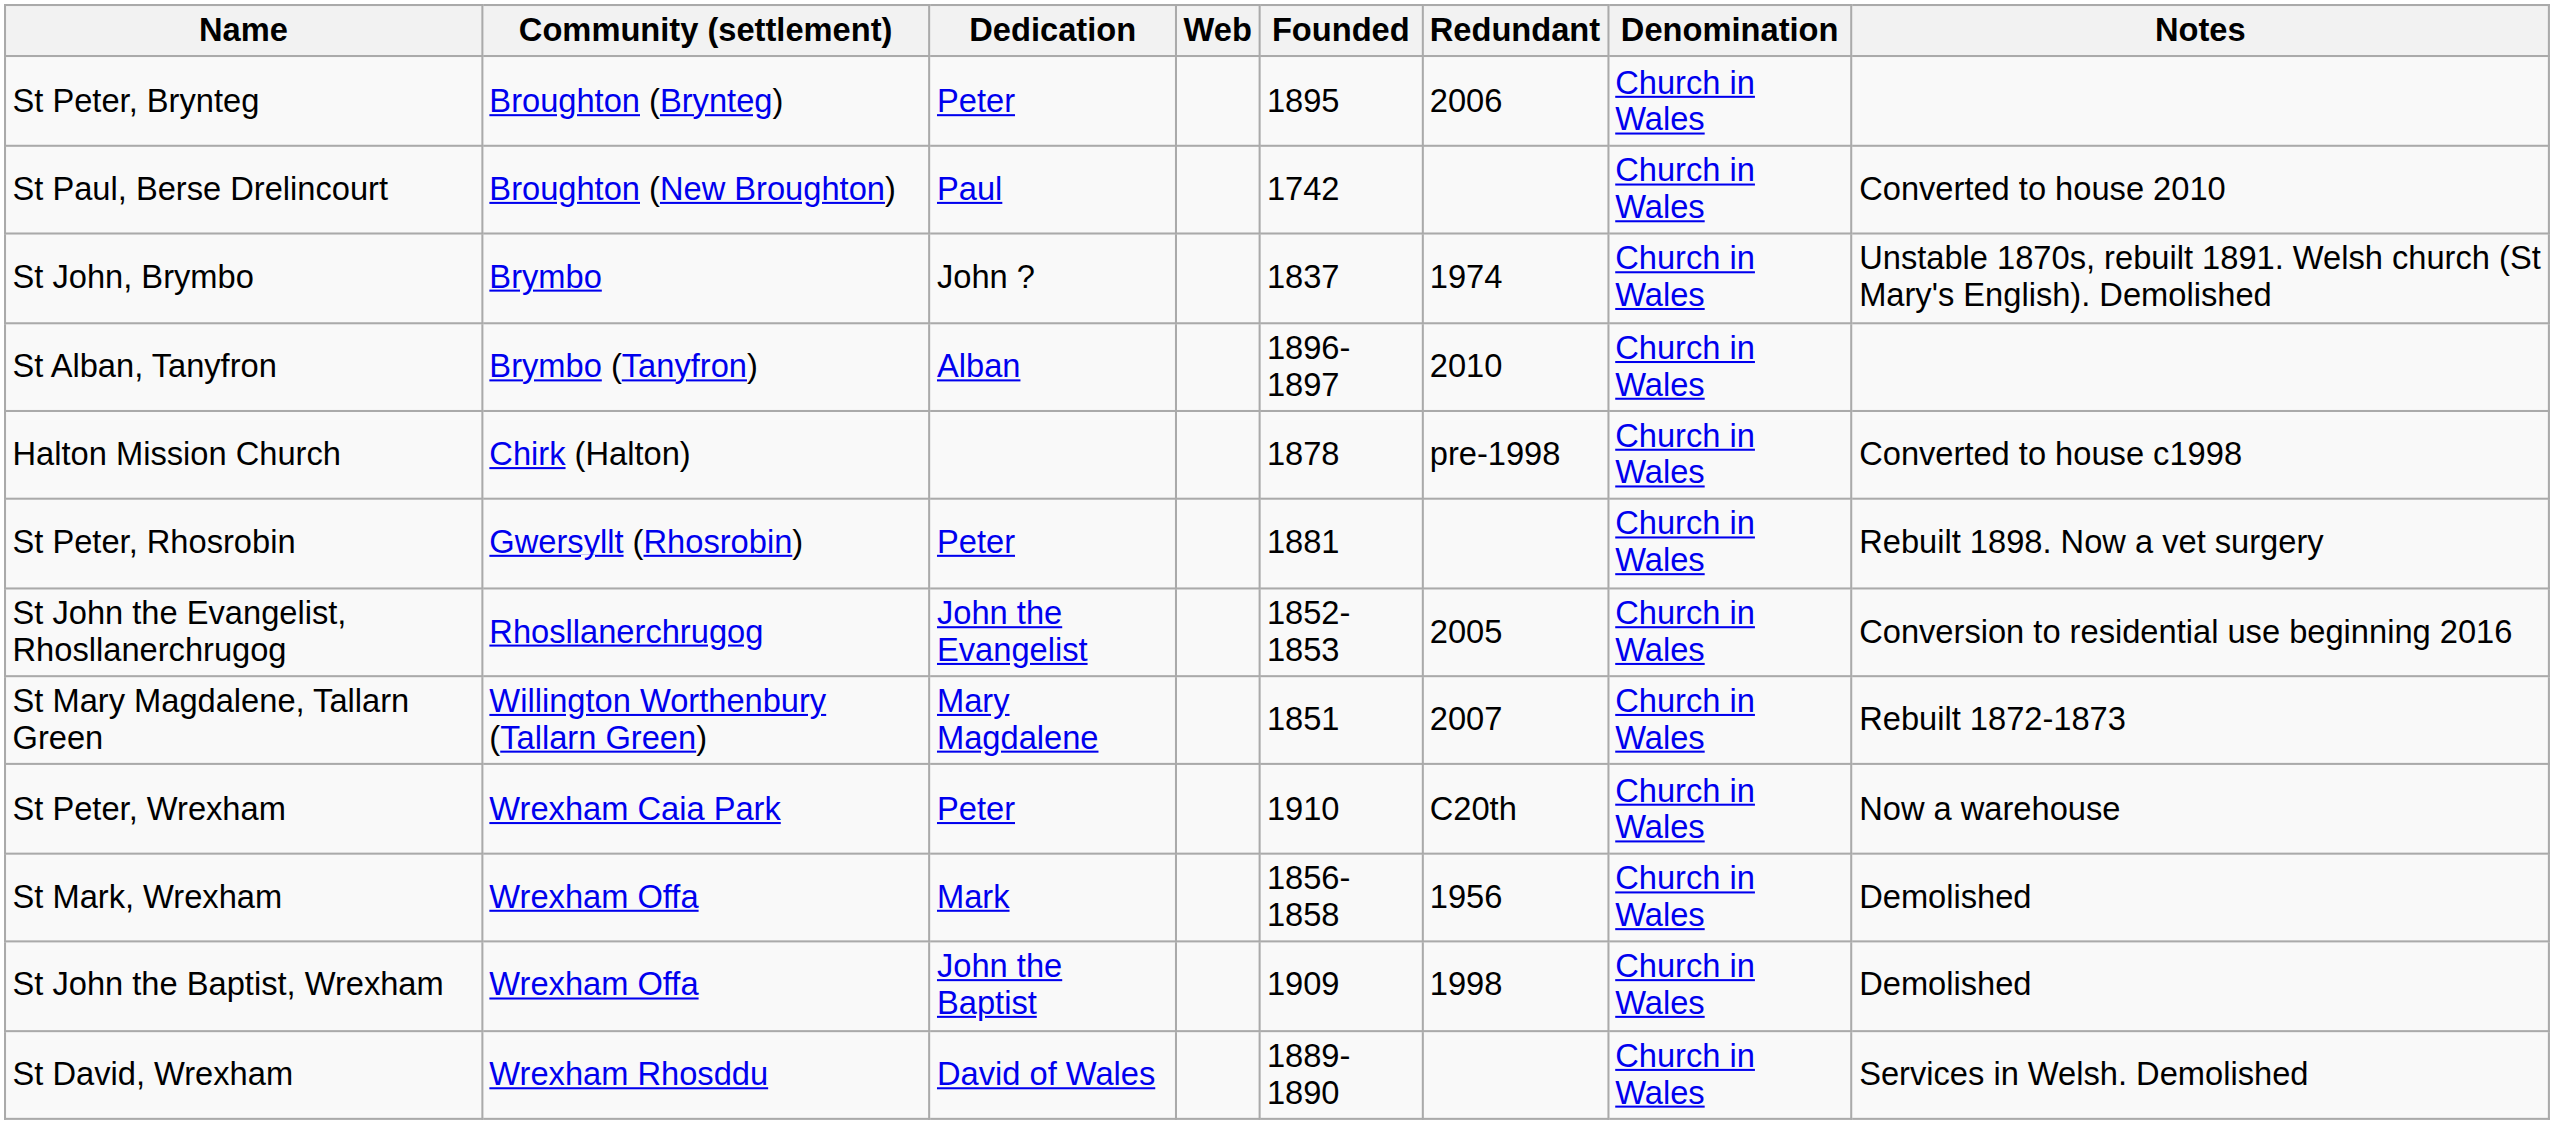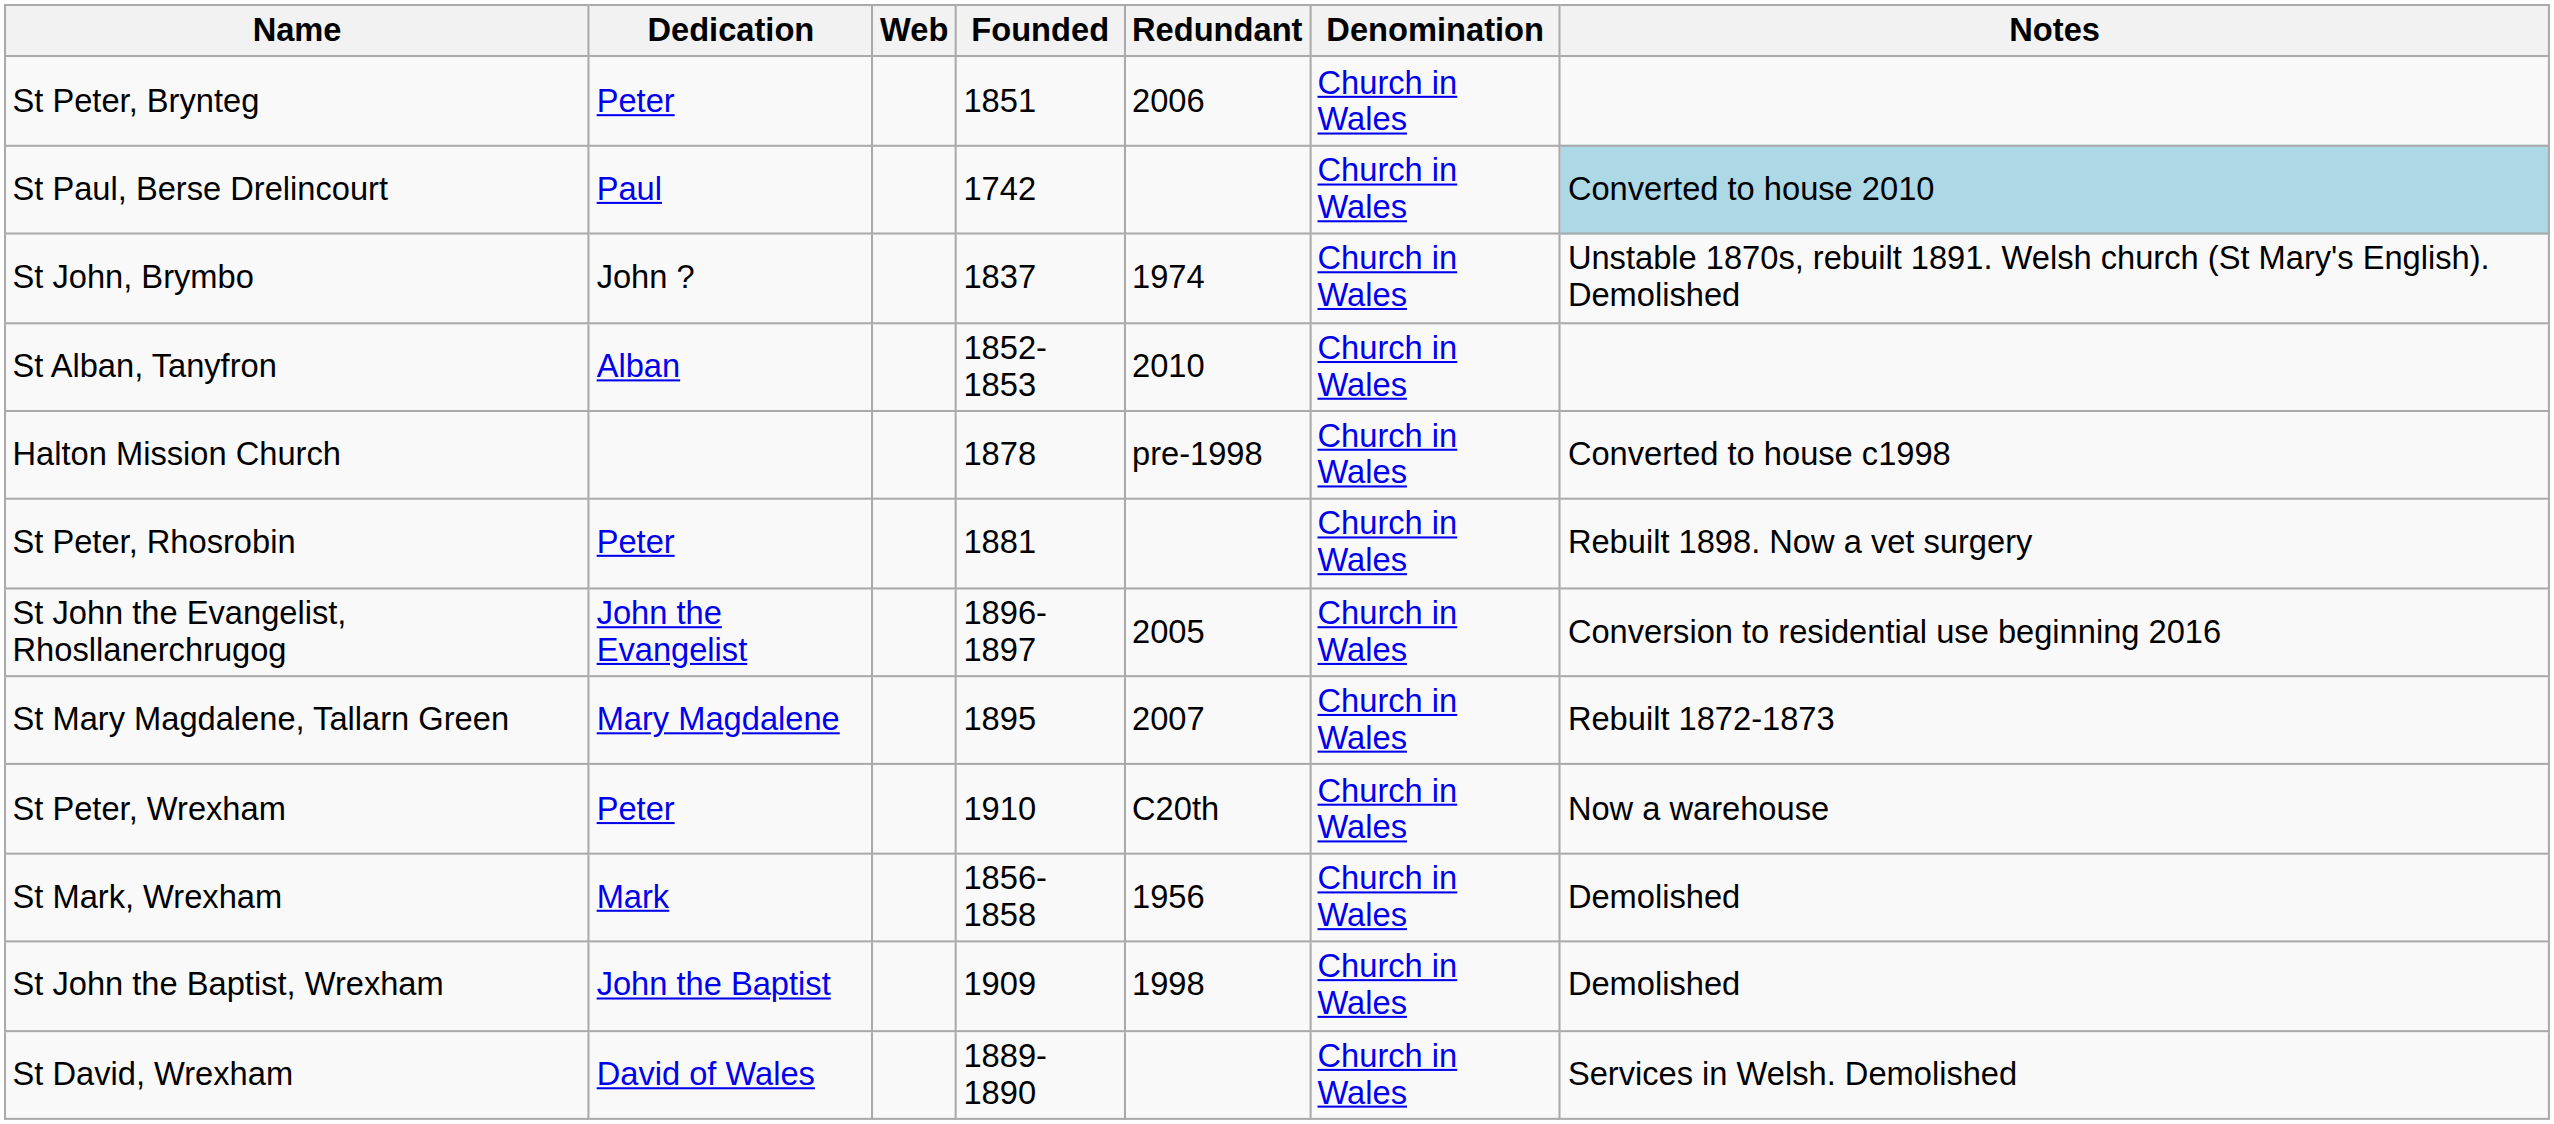- column: (706, 30)
(1303, 100) 1895 -> (1000, 100) 1851
(2042, 188) no background -> (1751, 188) lightblue background
(1309, 365) 1896-1897 -> (1005, 365) 1852-1853
(1309, 631) 1852-1853 -> (1005, 631) 1896-1897
(1303, 719) 1851 -> (1000, 719) 1895
